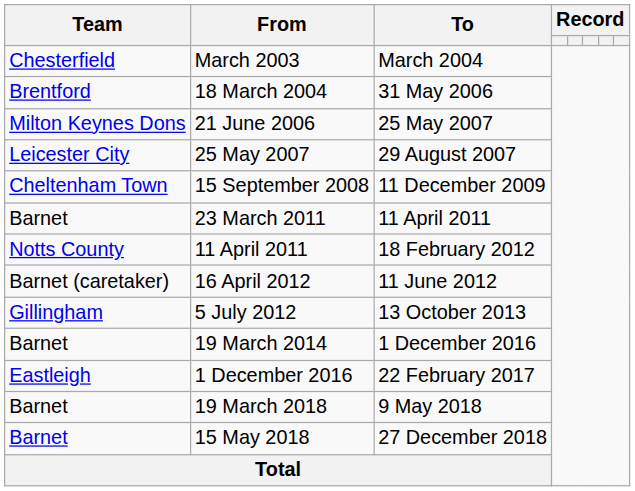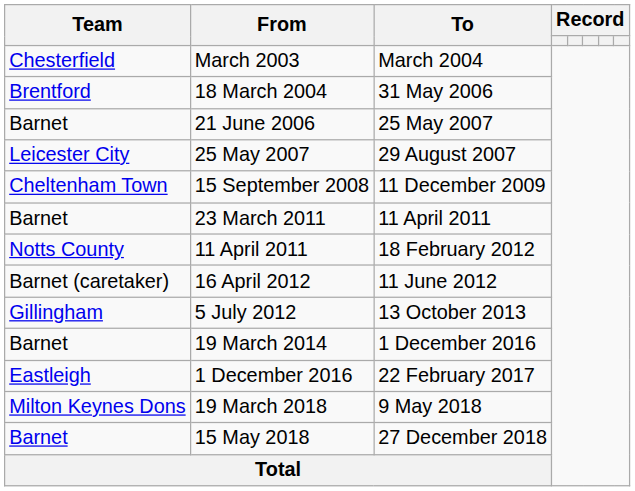(97, 123) Milton Keynes Dons -> (38, 123) Barnet
(38, 406) Barnet -> (97, 406) Milton Keynes Dons
